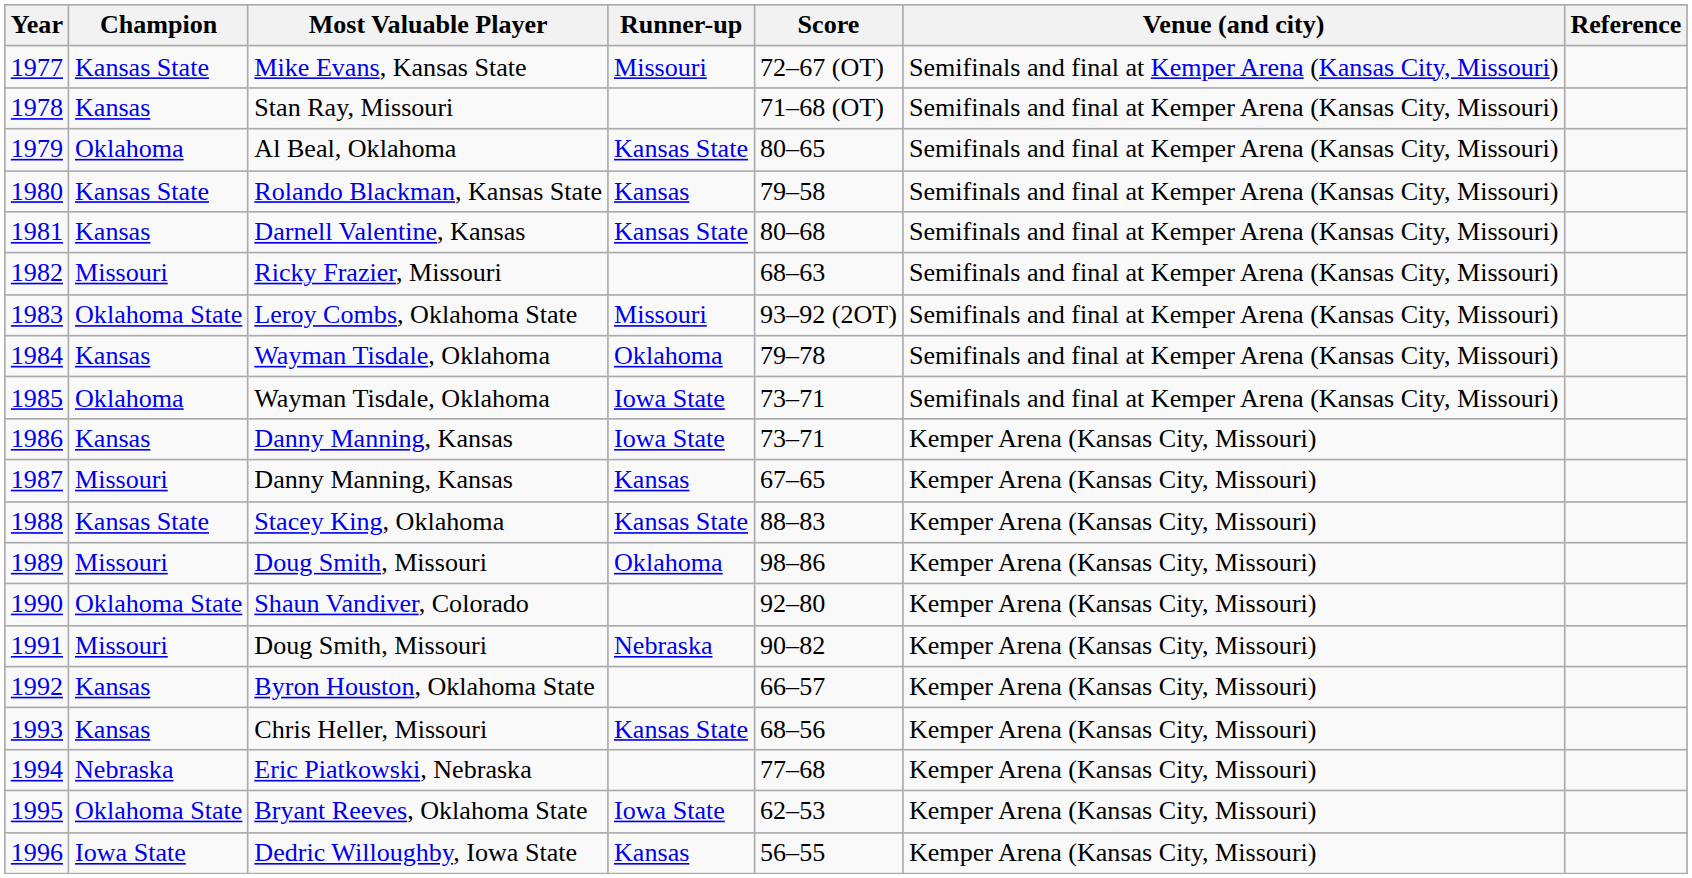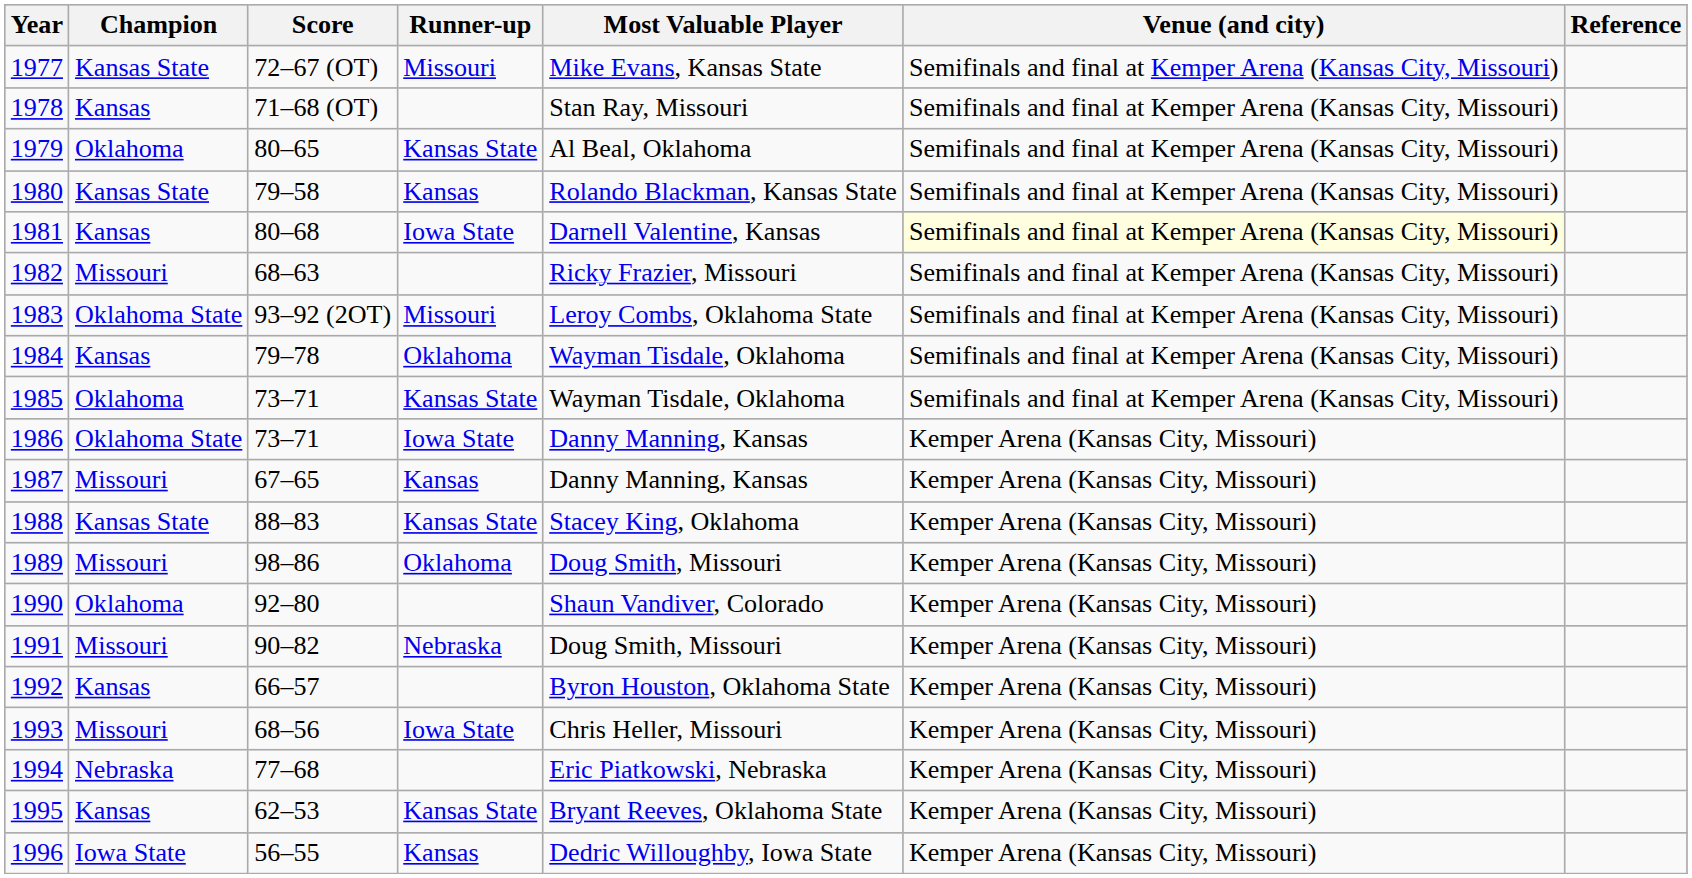columns swapped: (828, 25) <-> (428, 25)
(681, 231) Kansas State -> (459, 231) Iowa State
(1234, 231) no background -> (1234, 231) lightyellow background
(669, 397) Iowa State -> (470, 397) Kansas State
(113, 438) Kansas -> (159, 438) Oklahoma State
(159, 604) Oklahoma State -> (129, 604) Oklahoma
(113, 728) Kansas -> (121, 728) Missouri
(681, 728) Kansas State -> (459, 728) Iowa State
(159, 811) Oklahoma State -> (113, 811) Kansas
(669, 811) Iowa State -> (470, 811) Kansas State
